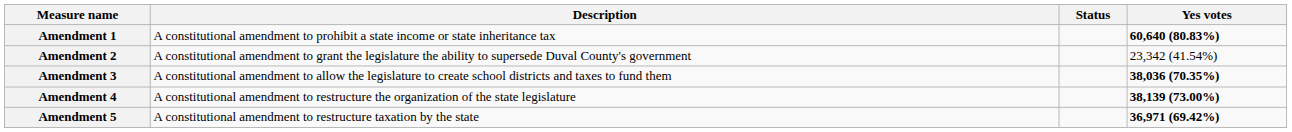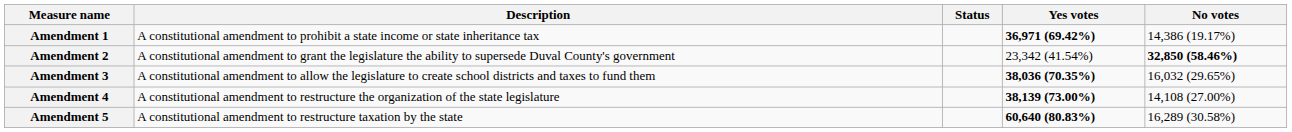+ column: (1216, 14)
(1175, 35) 60,640 (80.83%) -> (1050, 35) 36,971 (69.42%)
(1175, 117) 36,971 (69.42%) -> (1050, 117) 60,640 (80.83%)
